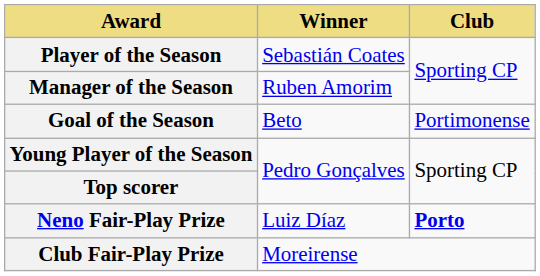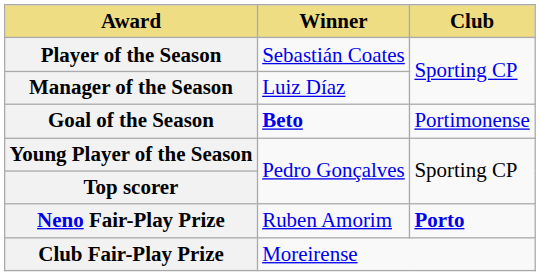(327, 87) Ruben Amorim -> (304, 87) Luiz Díaz
(282, 120) normal -> (283, 120) bold
(304, 220) Luiz Díaz -> (327, 220) Ruben Amorim
